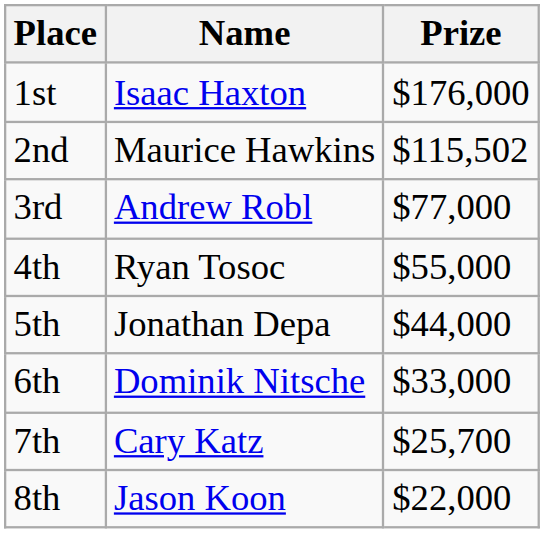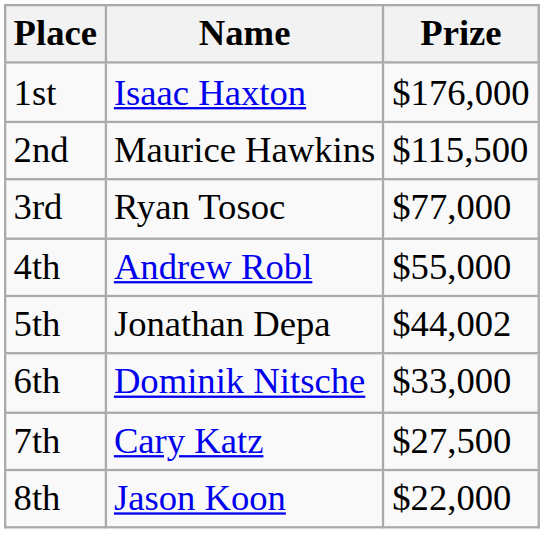(460, 149) $115,502 -> (460, 149) $115,500
(213, 207) Andrew Robl -> (200, 207) Ryan Tosoc
(200, 265) Ryan Tosoc -> (213, 265) Andrew Robl
(452, 324) $44,000 -> (452, 324) $44,002
(452, 440) $25,700 -> (452, 440) $27,500
